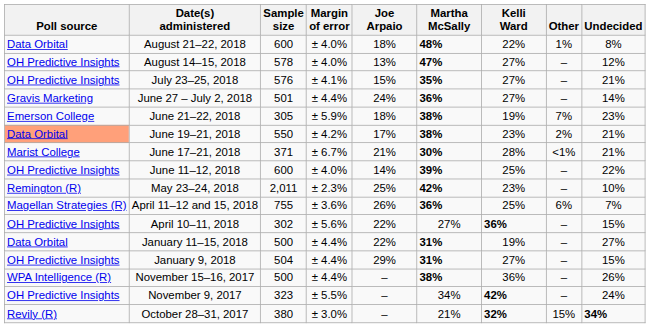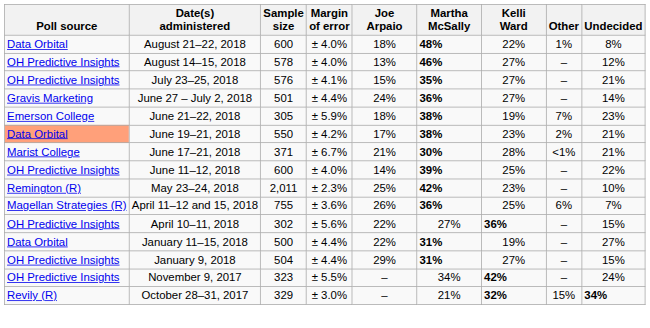(431, 62) 47% -> (431, 62) 46%
- row: (195, 278)
(284, 314) 380 -> (284, 296) 329
